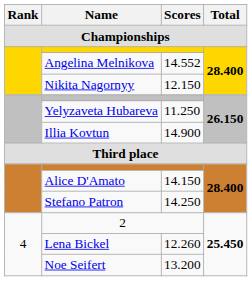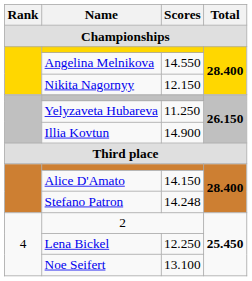(182, 63) 14.552 -> (182, 63) 14.550
(182, 201) 14.250 -> (182, 201) 14.248
(182, 244) 12.260 -> (182, 244) 12.250
(182, 265) 13.200 -> (182, 265) 13.100
